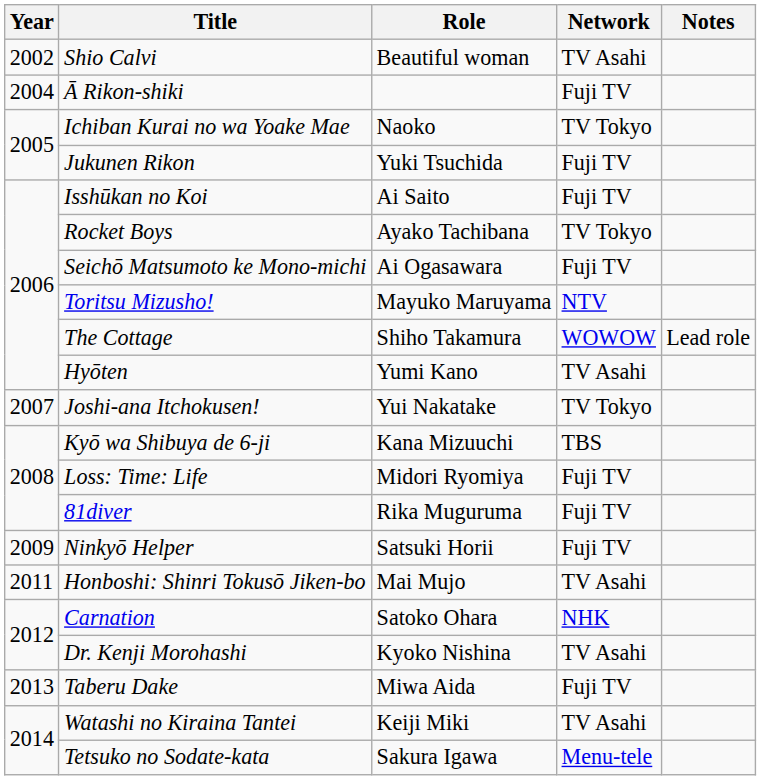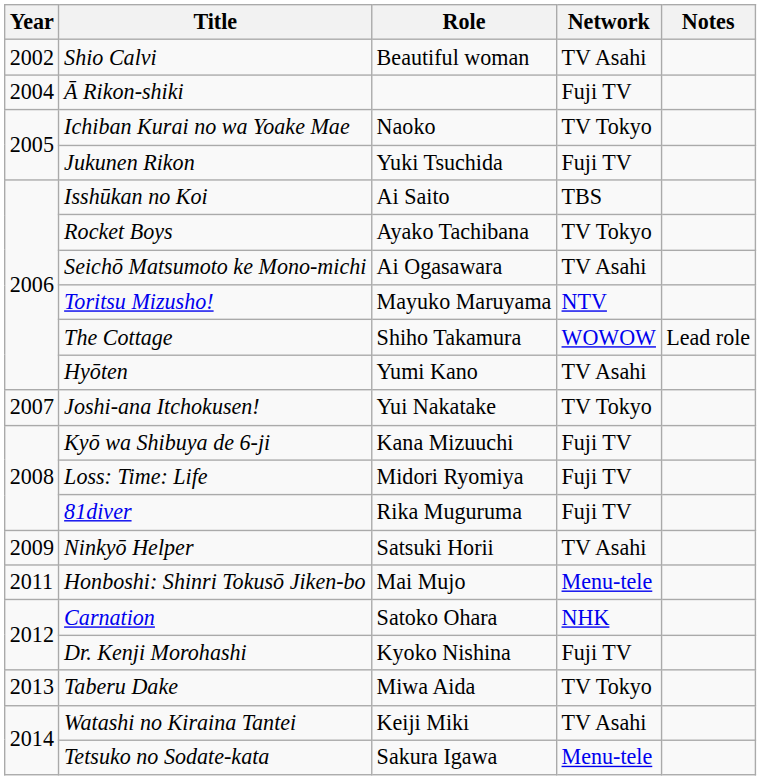(597, 197) Fuji TV -> (582, 197) TBS
(597, 267) Fuji TV -> (604, 267) TV Asahi
(582, 442) TBS -> (597, 442) Fuji TV
(597, 547) Fuji TV -> (604, 547) TV Asahi
(604, 582) TV Asahi -> (607, 582) Menu-tele
(604, 652) TV Asahi -> (597, 652) Fuji TV
(597, 687) Fuji TV -> (607, 687) TV Tokyo
